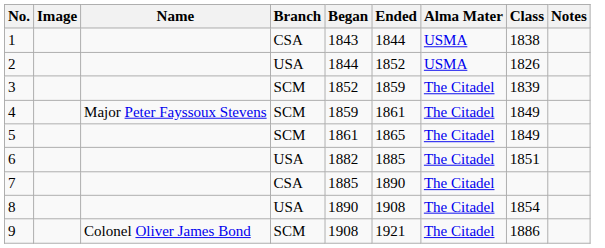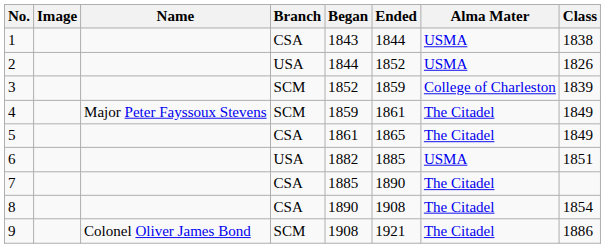- column: (569, 16)
(459, 87) The Citadel -> (490, 87) College of Charleston
(289, 135) SCM -> (288, 135) CSA
(459, 159) The Citadel -> (446, 159) USMA
(289, 207) USA -> (288, 207) CSA
